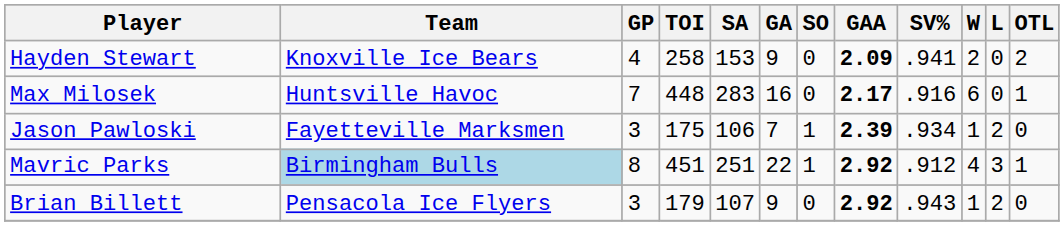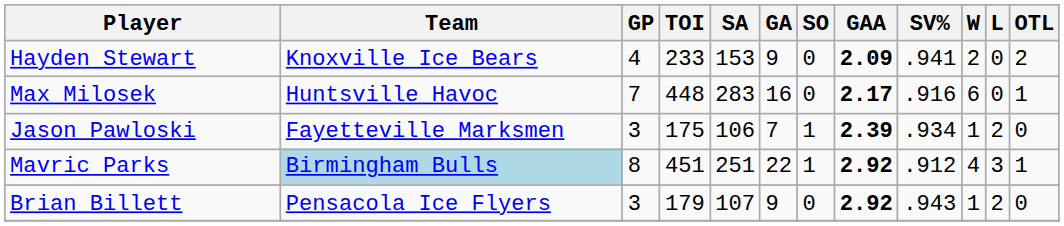(685, 59) 258 -> (685, 59) 233
